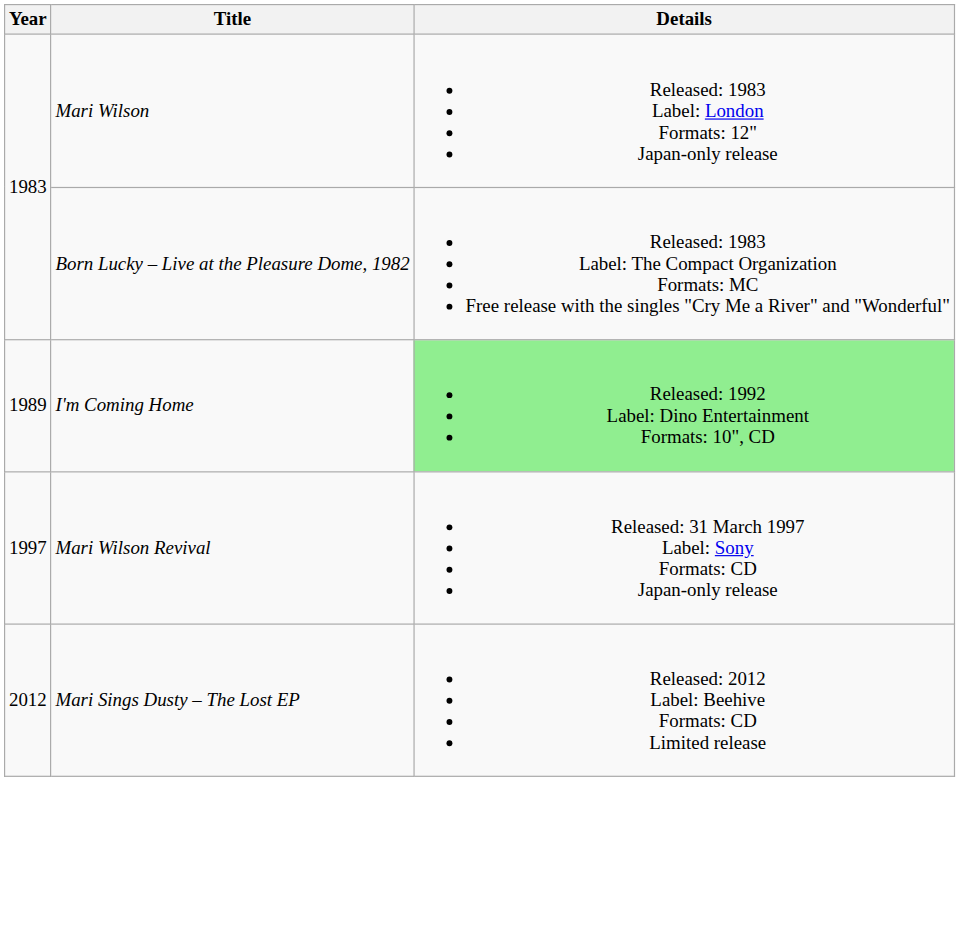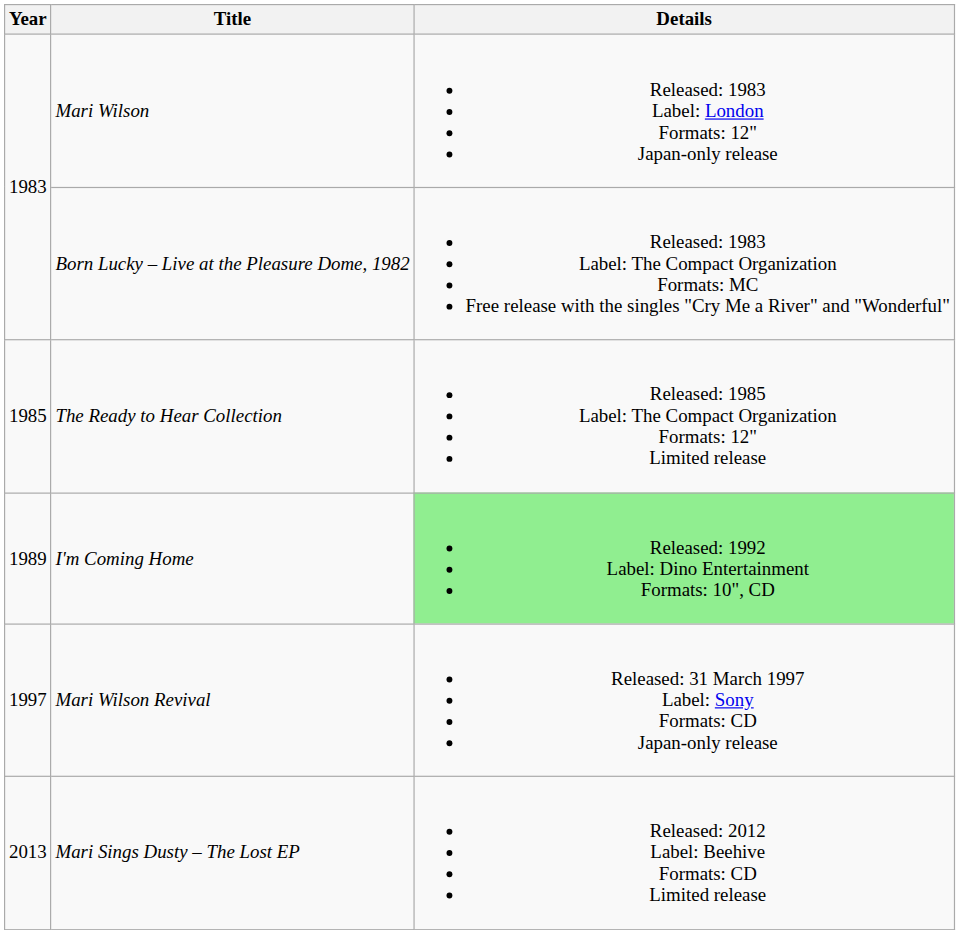+ row: (169, 416)
(28, 700) 2012 -> (28, 852) 2013
